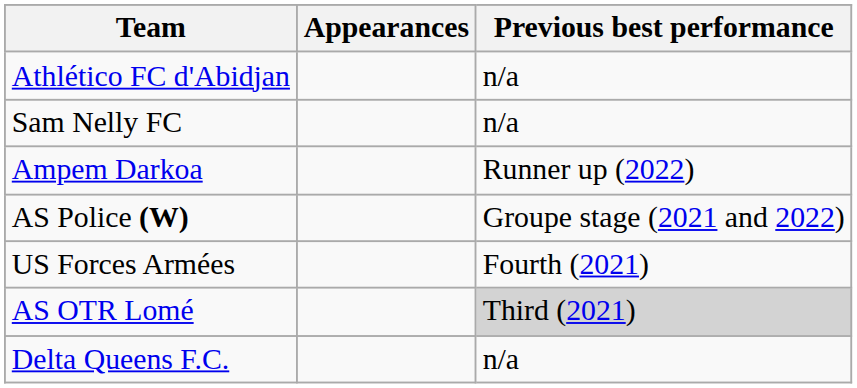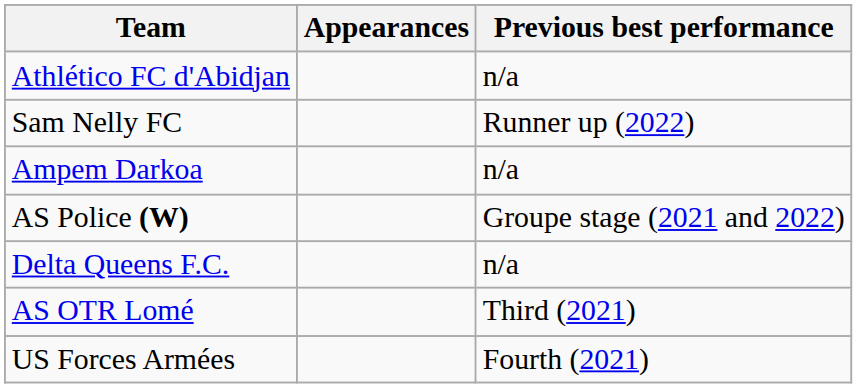(501, 122) n/a -> (589, 122) Runner up (2022)
(589, 169) Runner up (2022) -> (501, 169) n/a
rows swapped: (123, 264) <-> (121, 358)
(559, 311) lightgrey background -> (559, 311) no background
